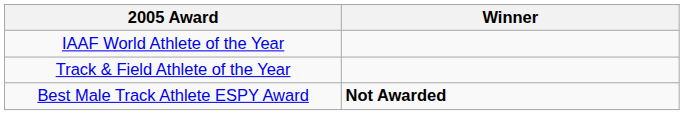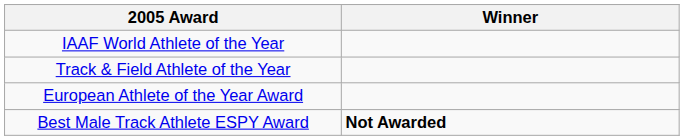+ row: (173, 95)
